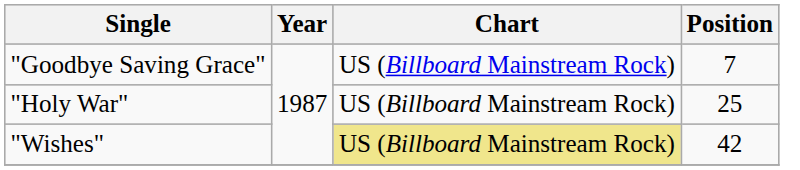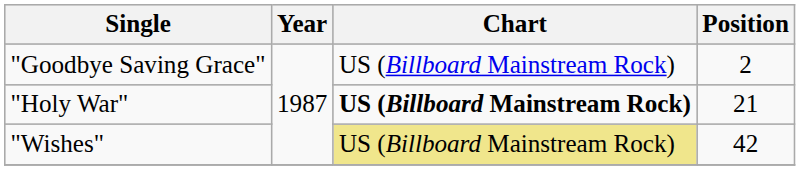(730, 64) 7 -> (746, 64) 2
(507, 104) normal -> (515, 104) bold
(730, 104) 25 -> (746, 104) 21
